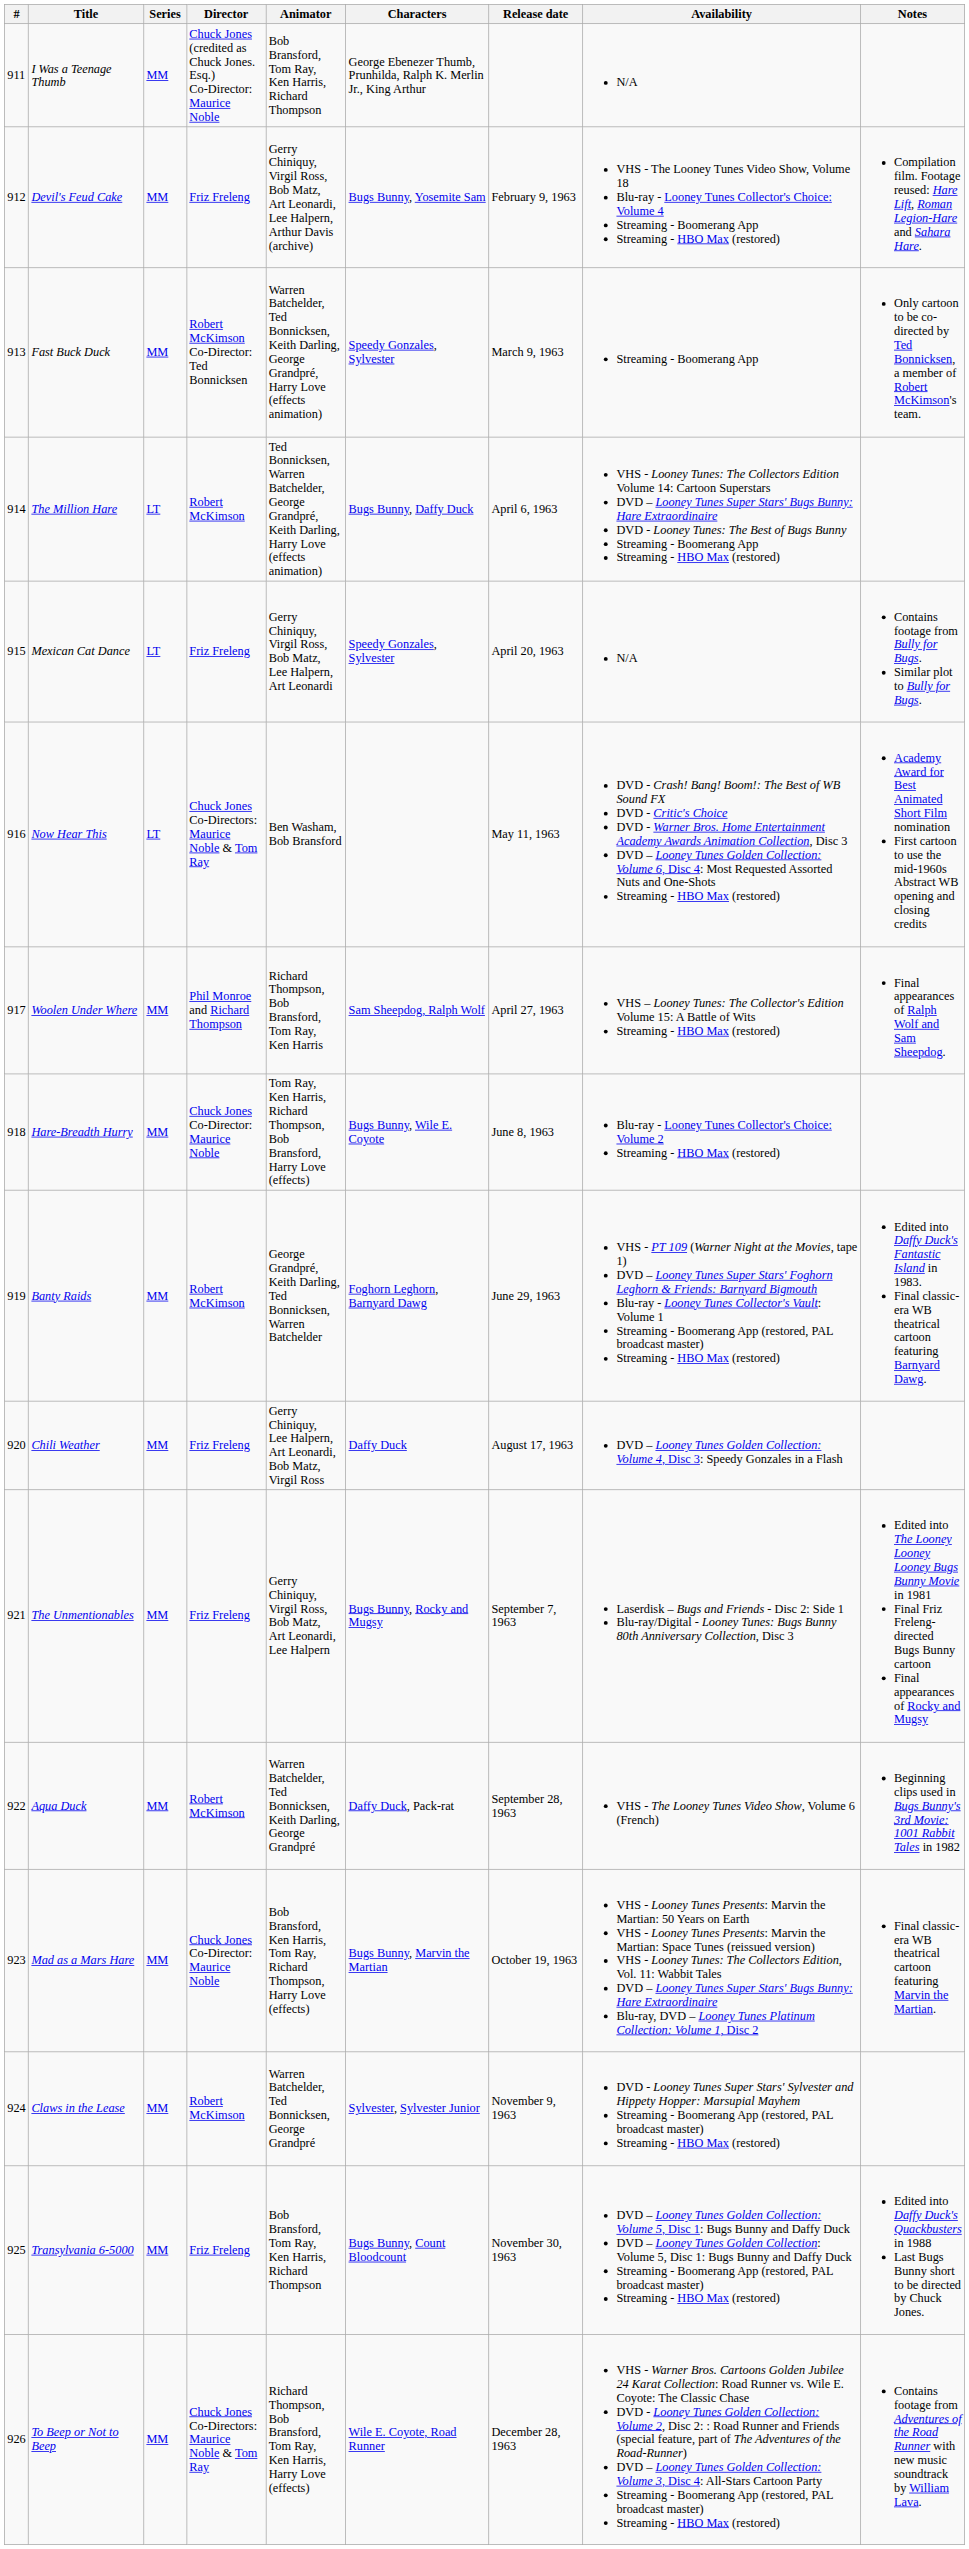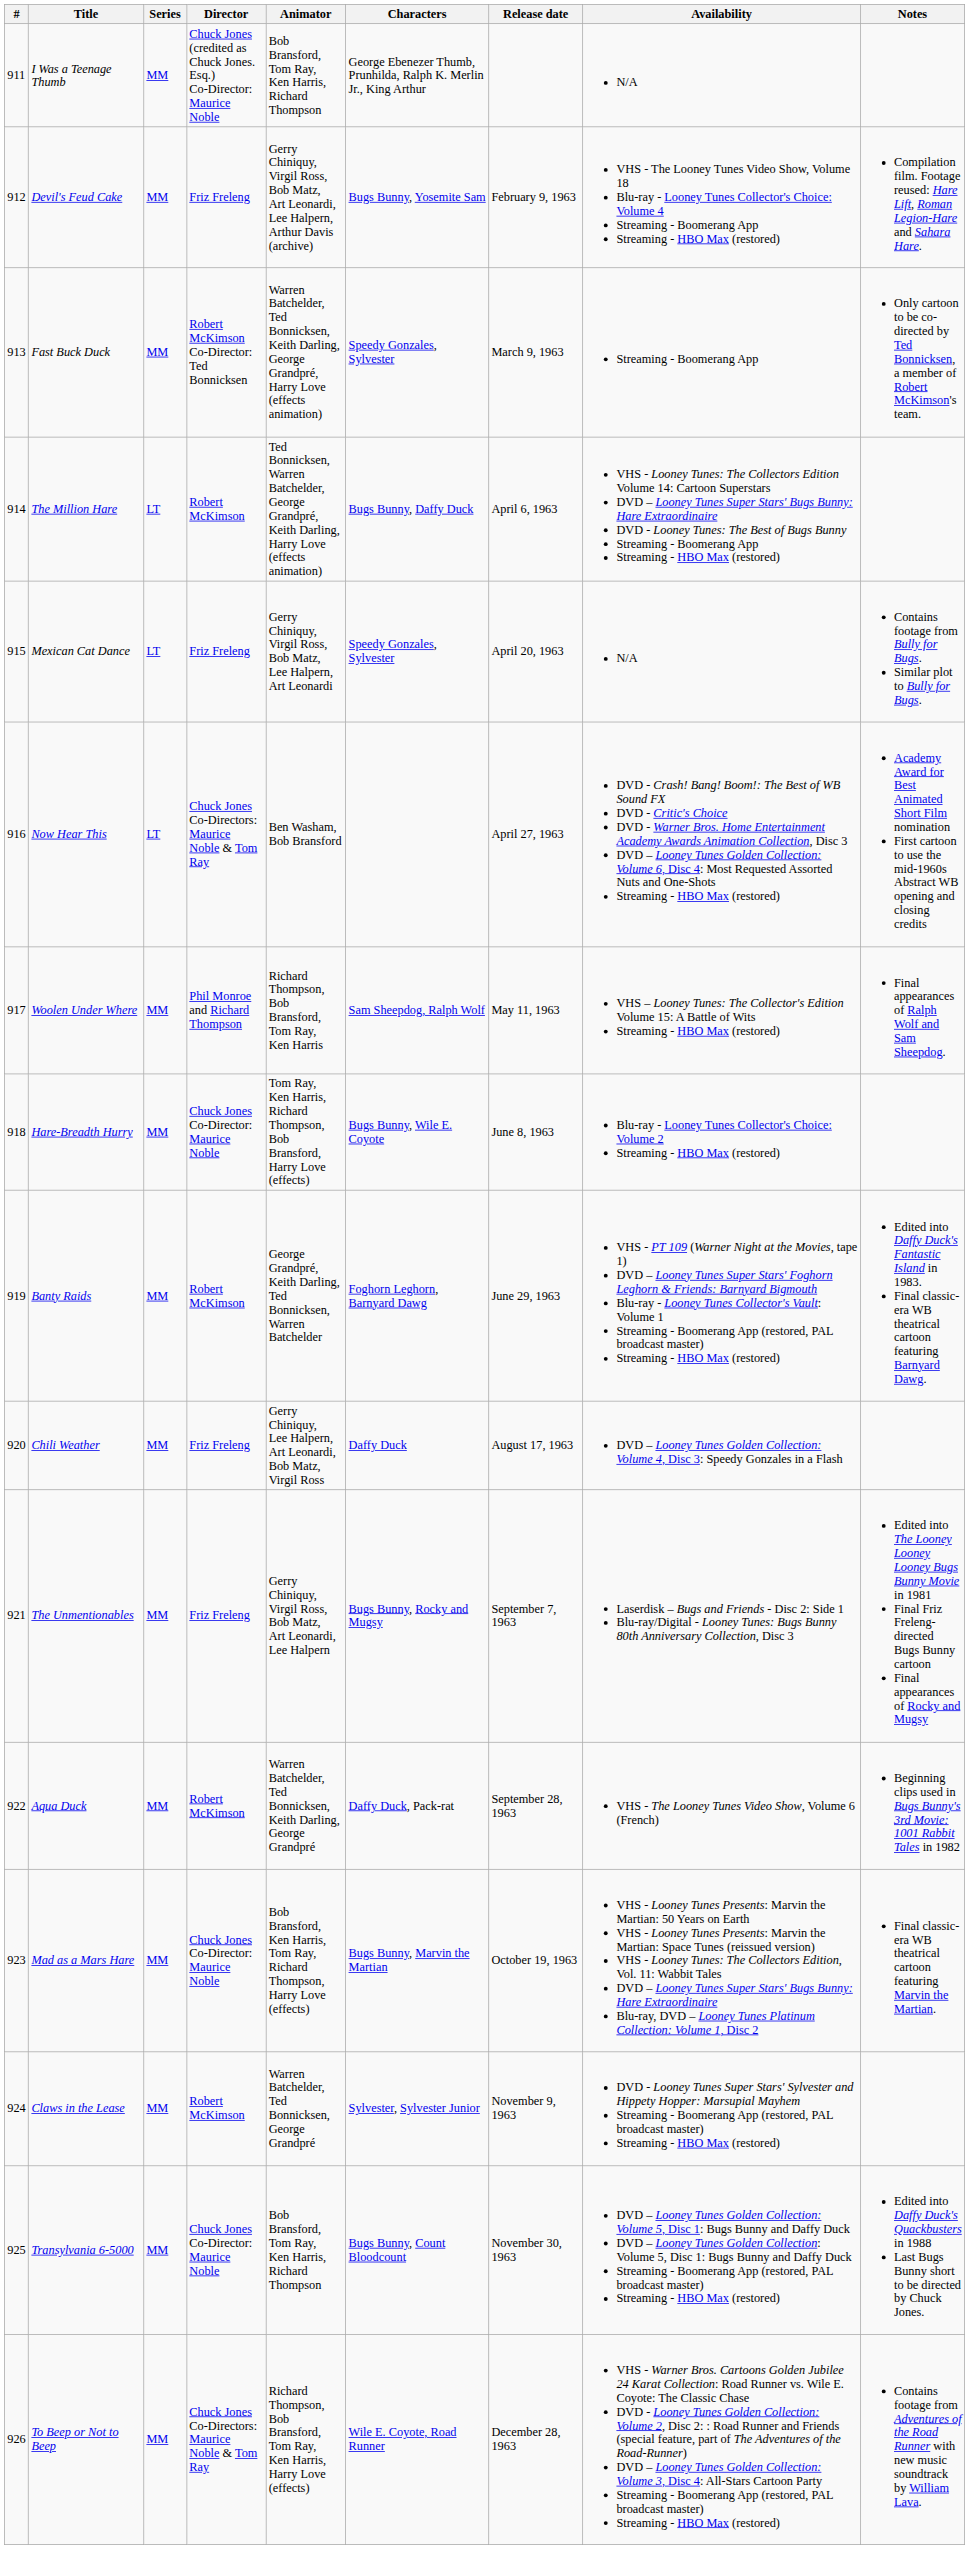(526, 834) May 11, 1963 -> (528, 834) April 27, 1963
(528, 1010) April 27, 1963 -> (526, 1010) May 11, 1963
(220, 2250) Friz Freleng -> (221, 2250) Chuck Jones Co-Director: Maurice Noble
